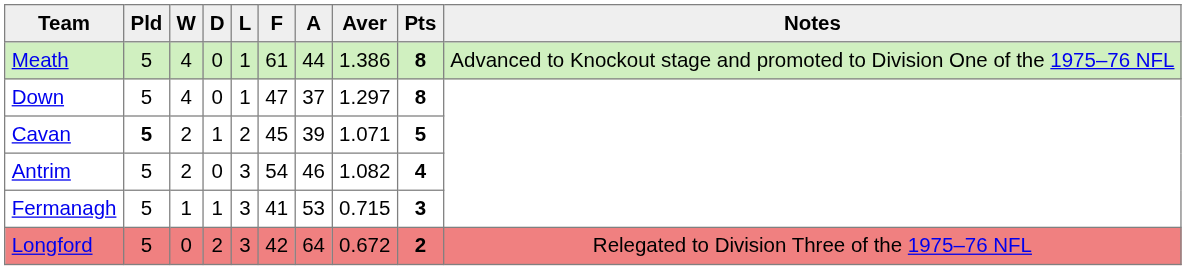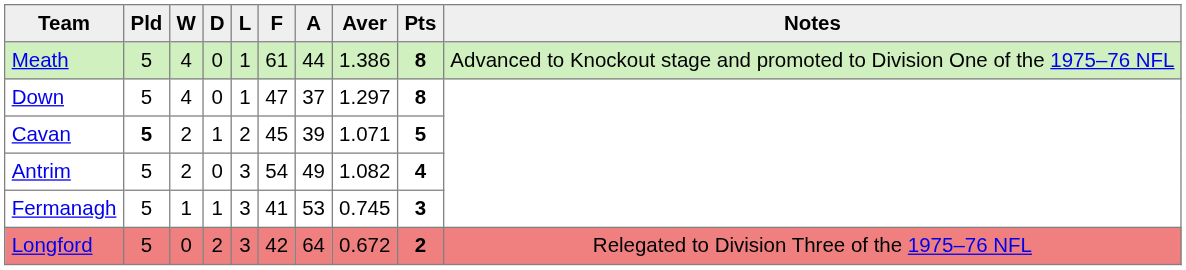(314, 171) 46 -> (314, 171) 49
(365, 208) 0.715 -> (365, 208) 0.745
